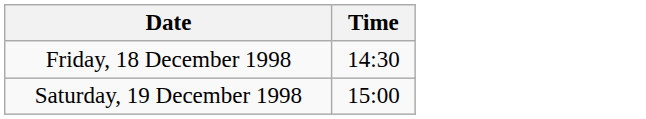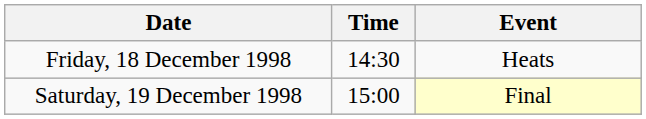+ column: (528, 22)
